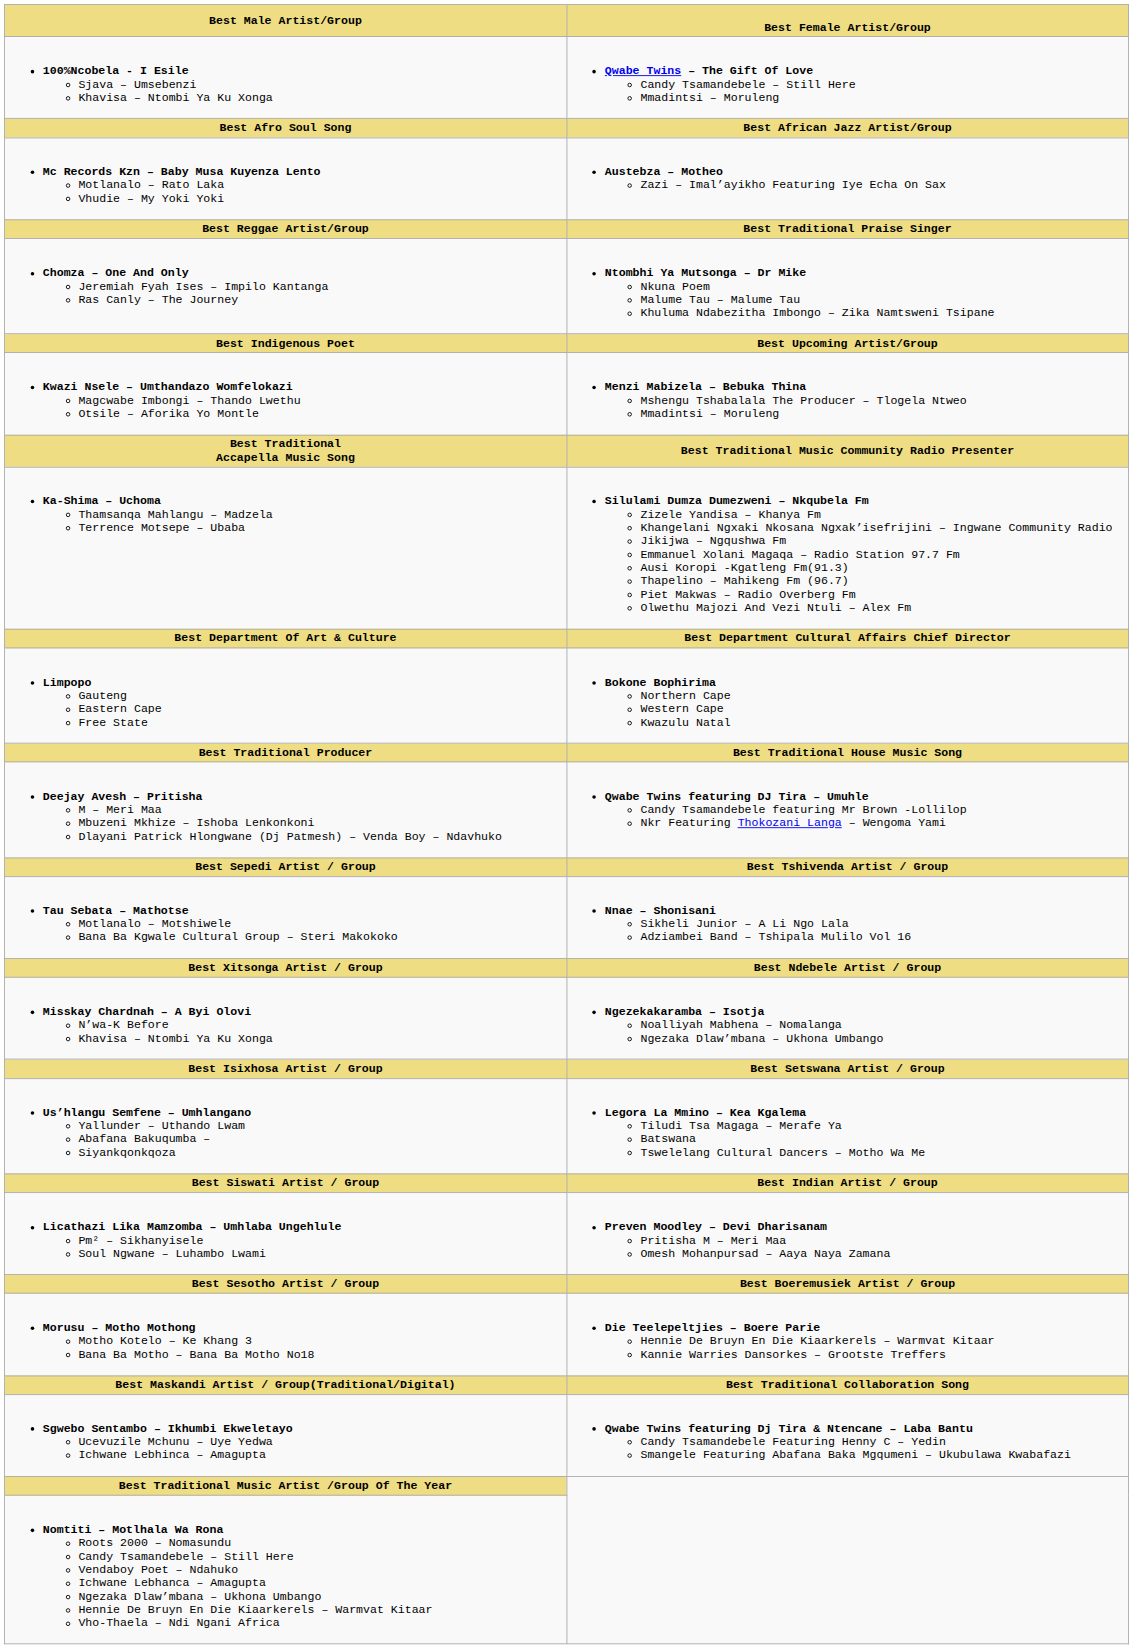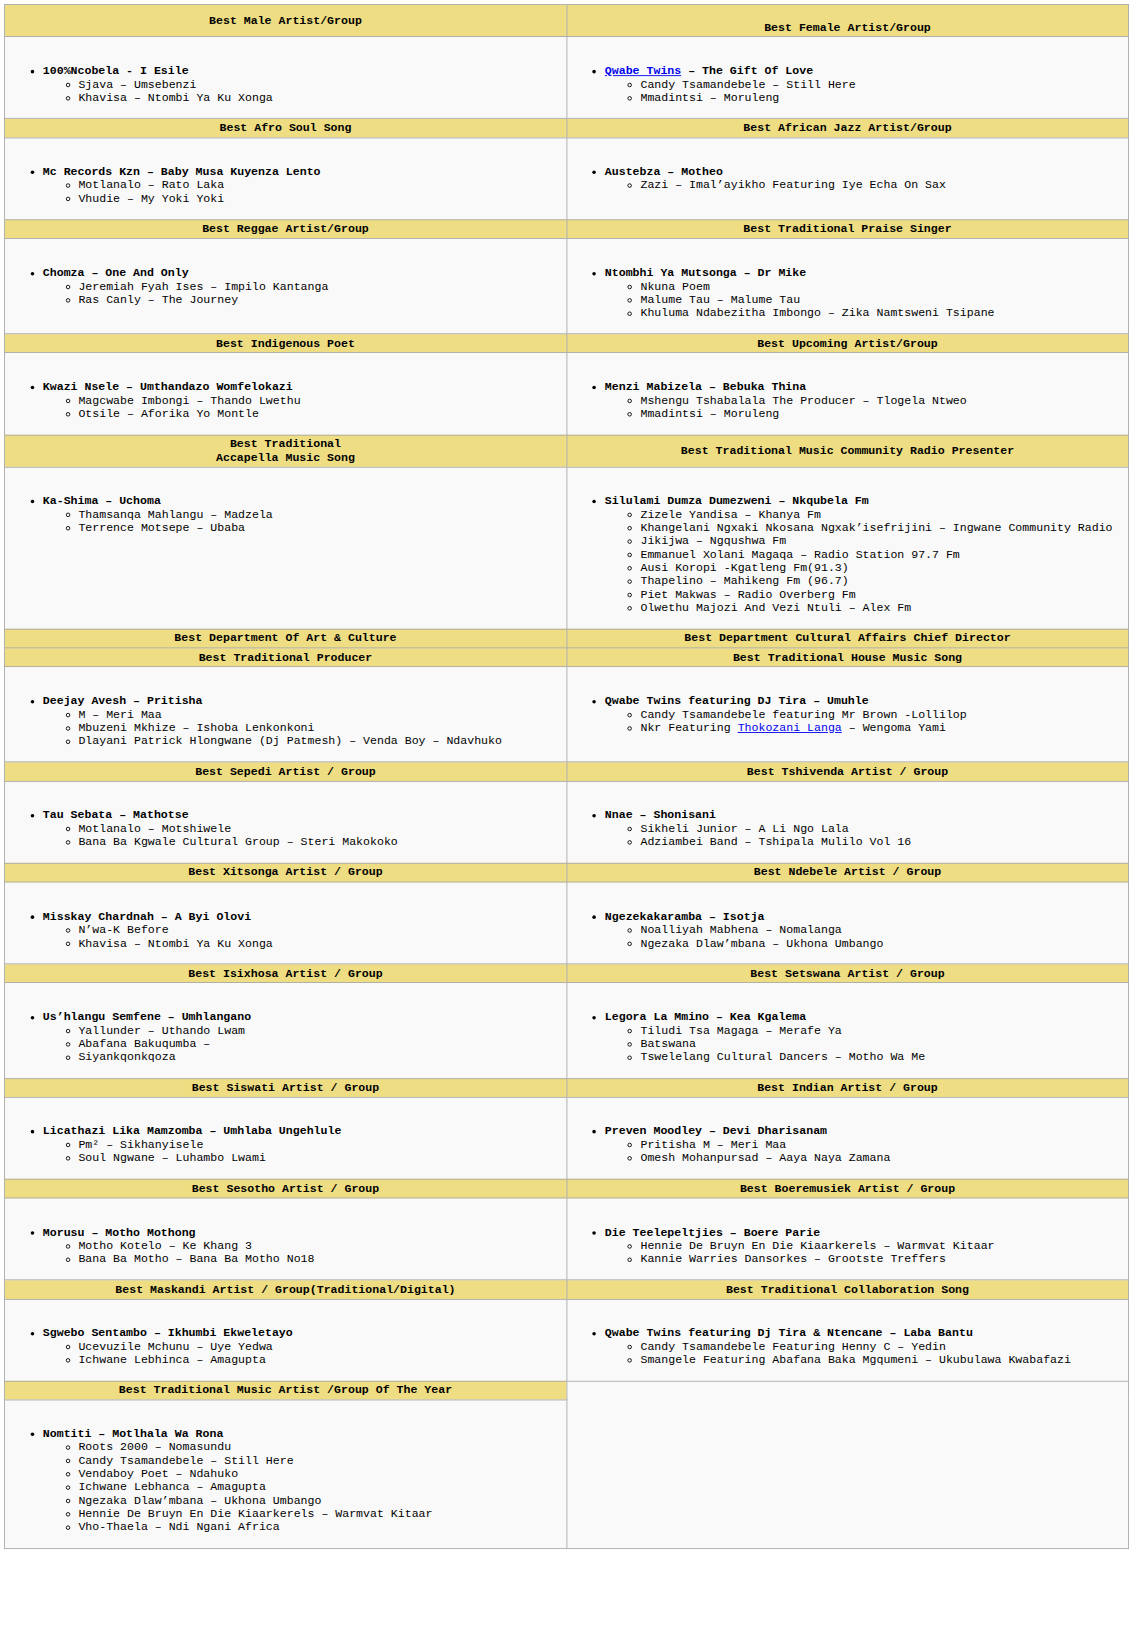- row: (285, 702)
